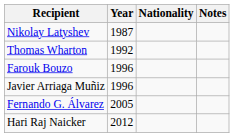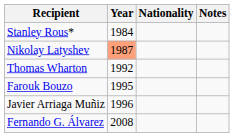+ row: (40, 31)
(122, 31) no background -> (122, 50) lightsalmon background
(122, 68) 1996 -> (122, 86) 1995
(122, 104) 2005 -> (122, 123) 2008
- row: (46, 123)
